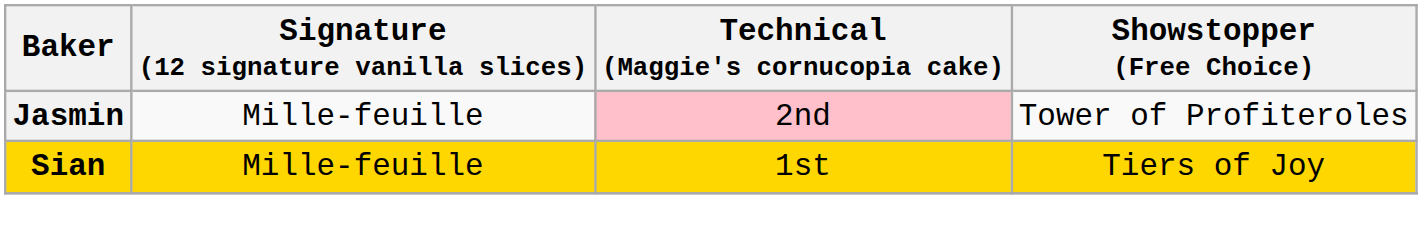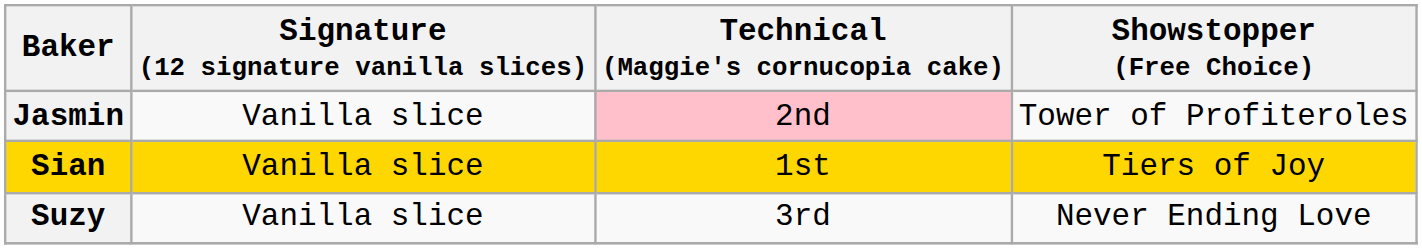(363, 117) Mille-feuille -> (363, 117) Vanilla slice
(363, 167) Mille-feuille -> (363, 167) Vanilla slice
+ row: (68, 217)
